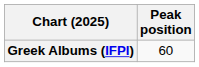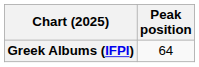(166, 51) 60 -> (166, 51) 64
